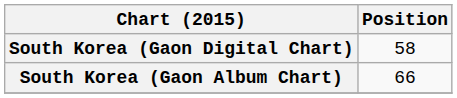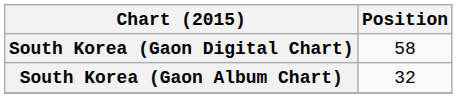(405, 78) 66 -> (405, 78) 32
